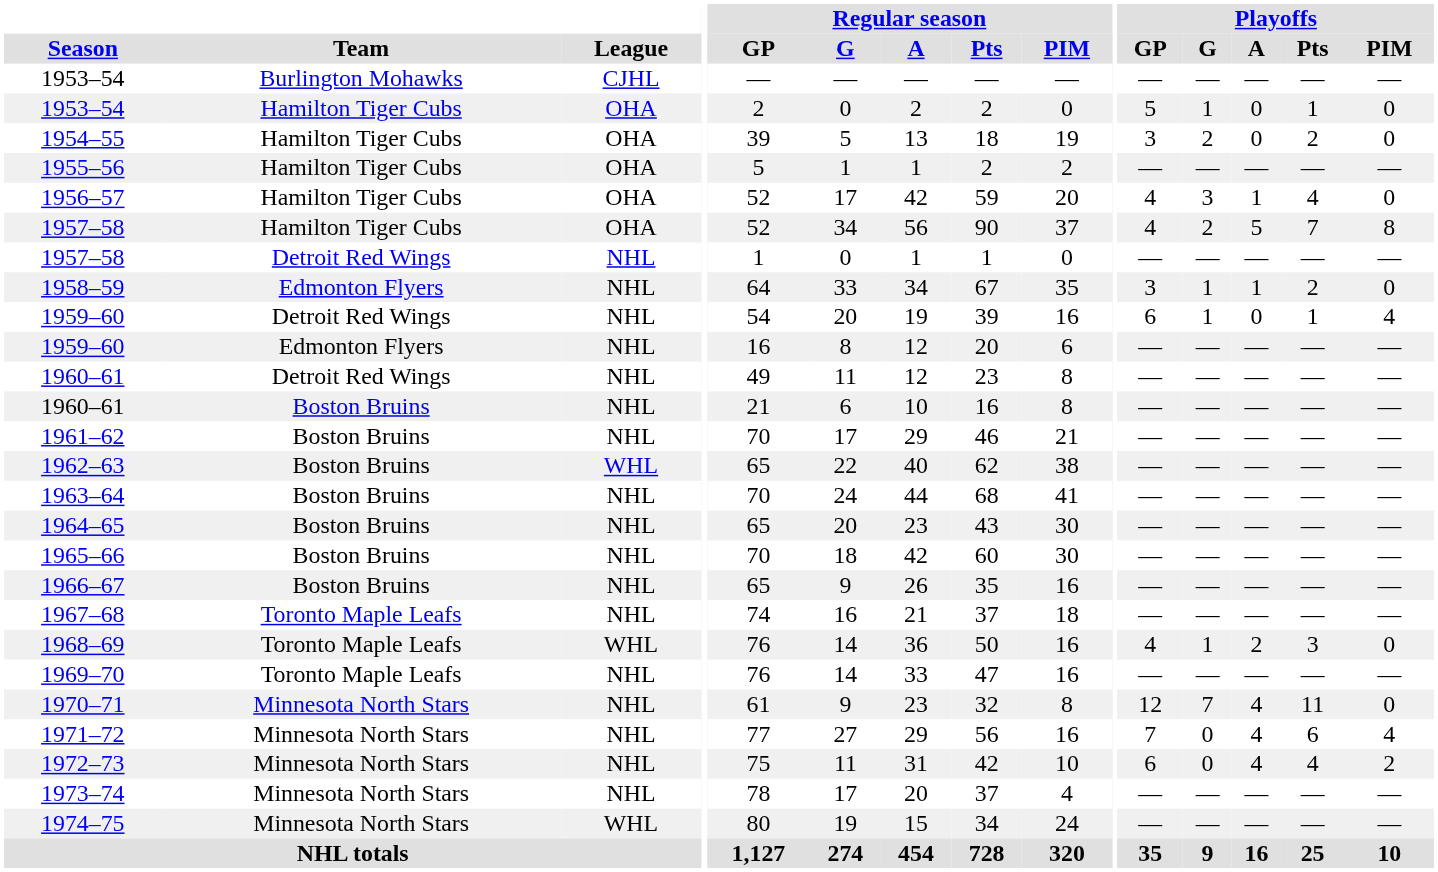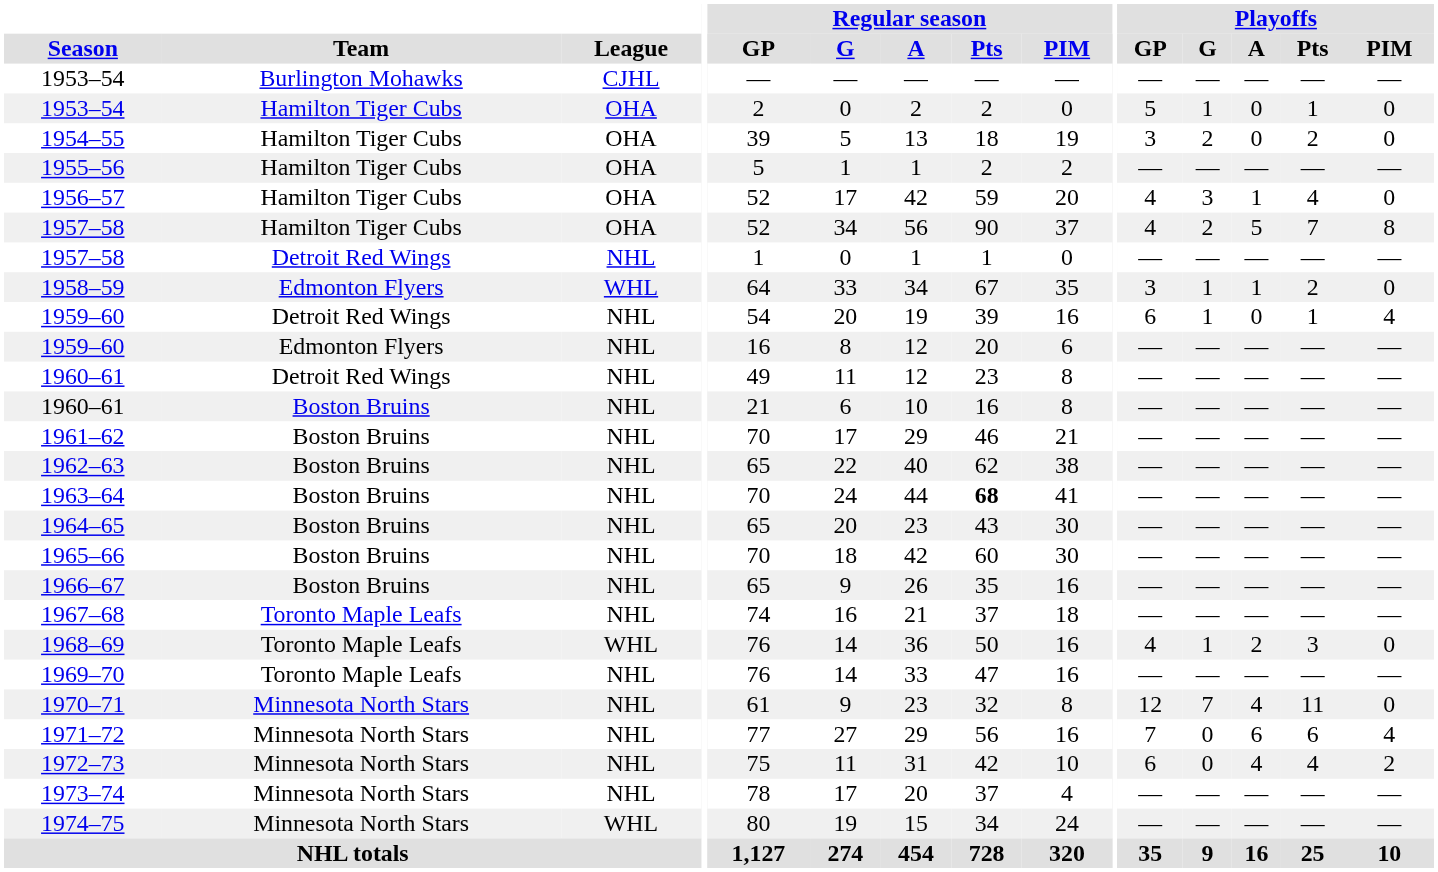(631, 286) NHL -> (631, 286) WHL
(631, 465) WHL -> (631, 465) NHL
(987, 495) normal -> (987, 495) bold
(1256, 733) 4 -> (1256, 733) 6
